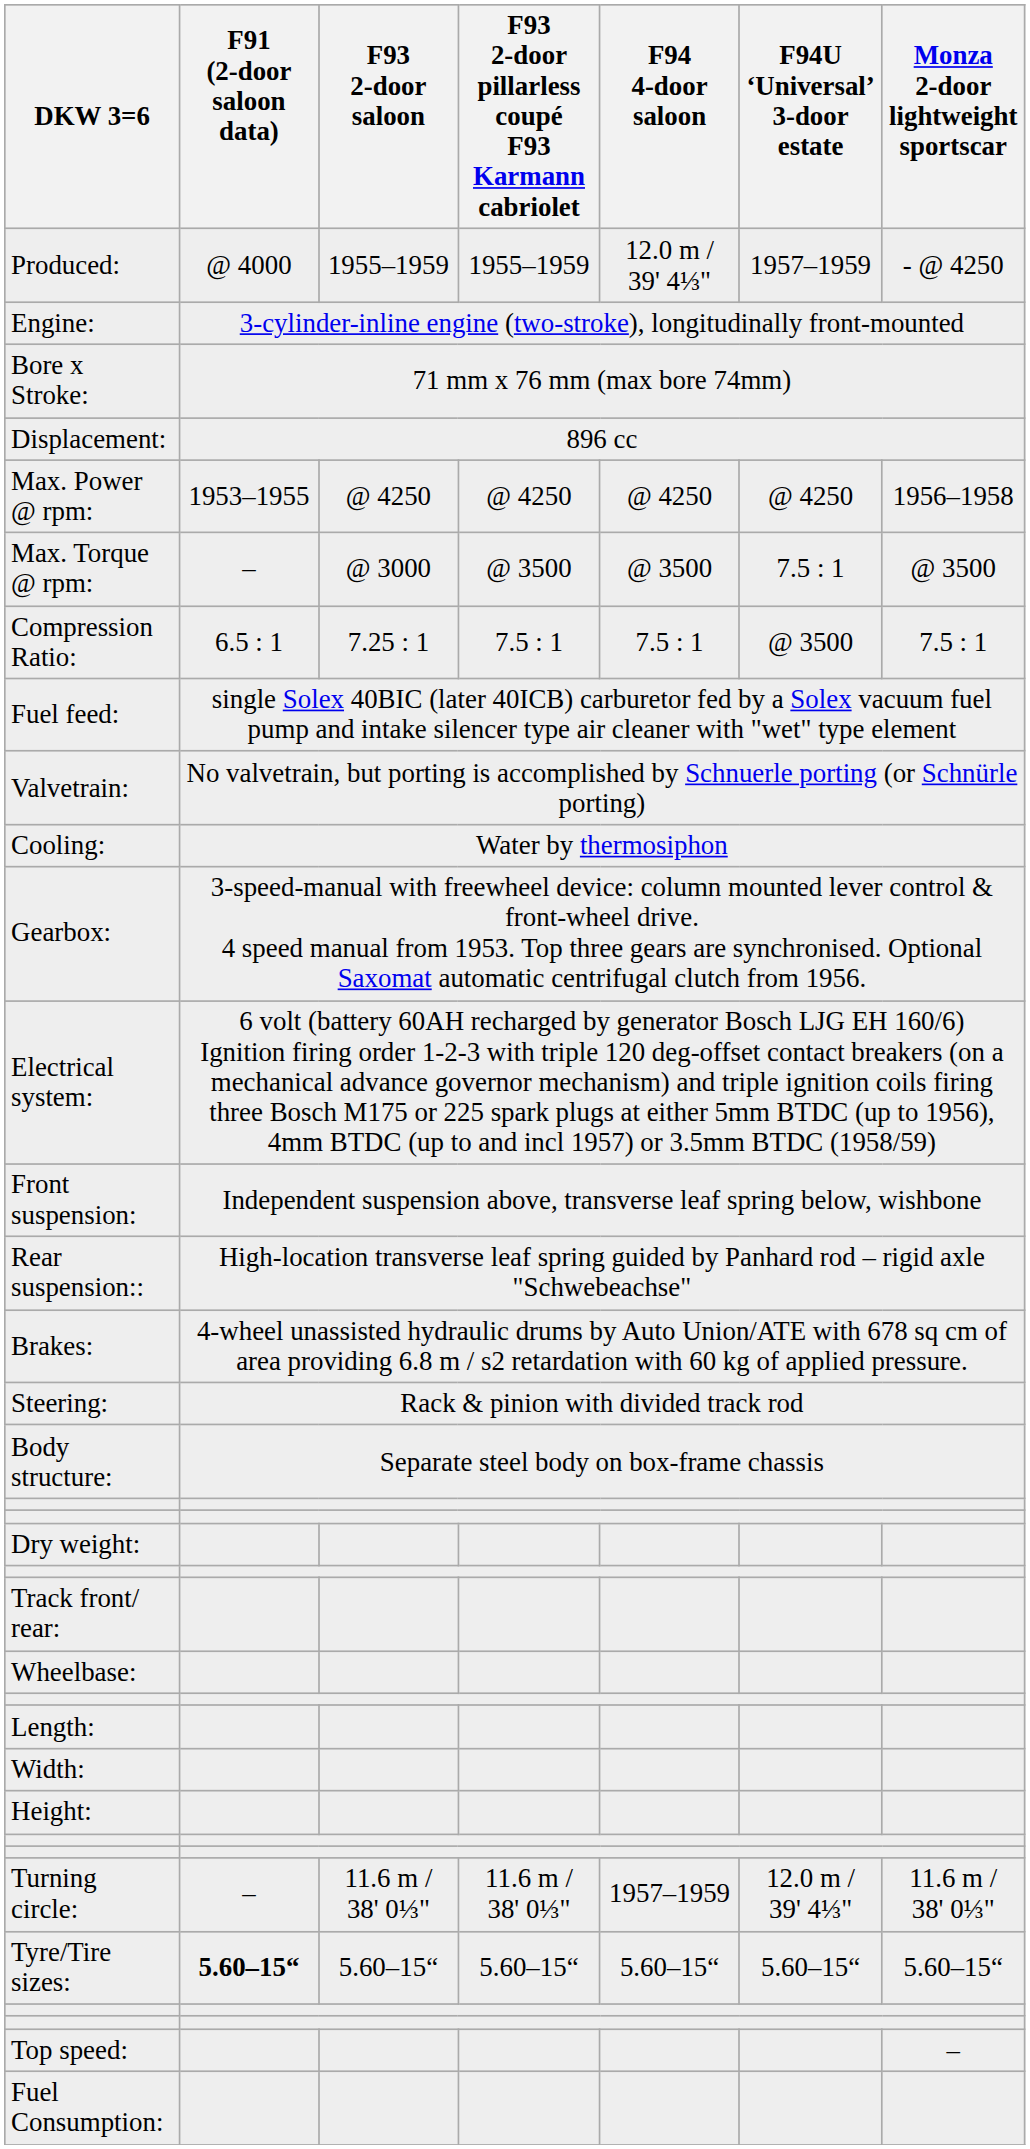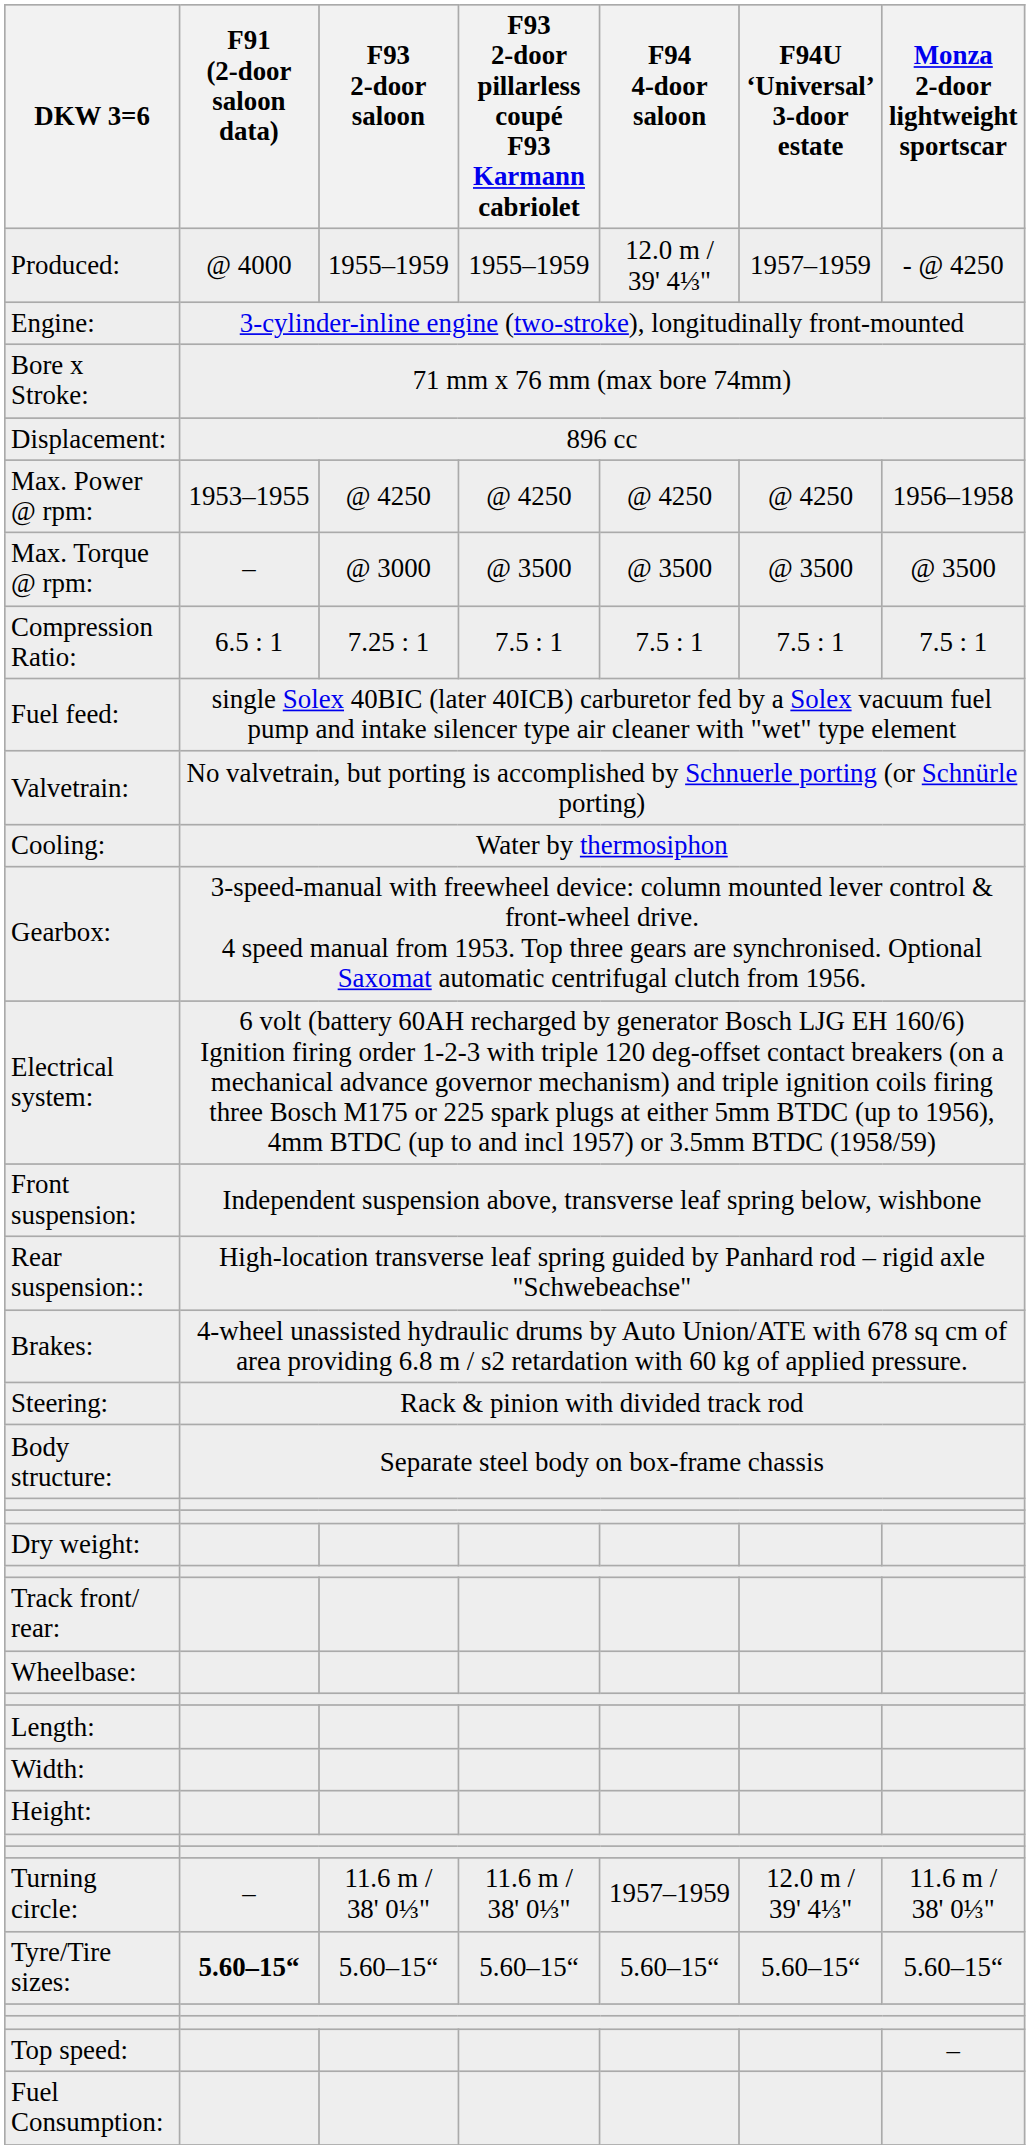(811, 568) 7.5 : 1 -> (811, 568) @ 3500
(811, 641) @ 3500 -> (811, 641) 7.5 : 1
